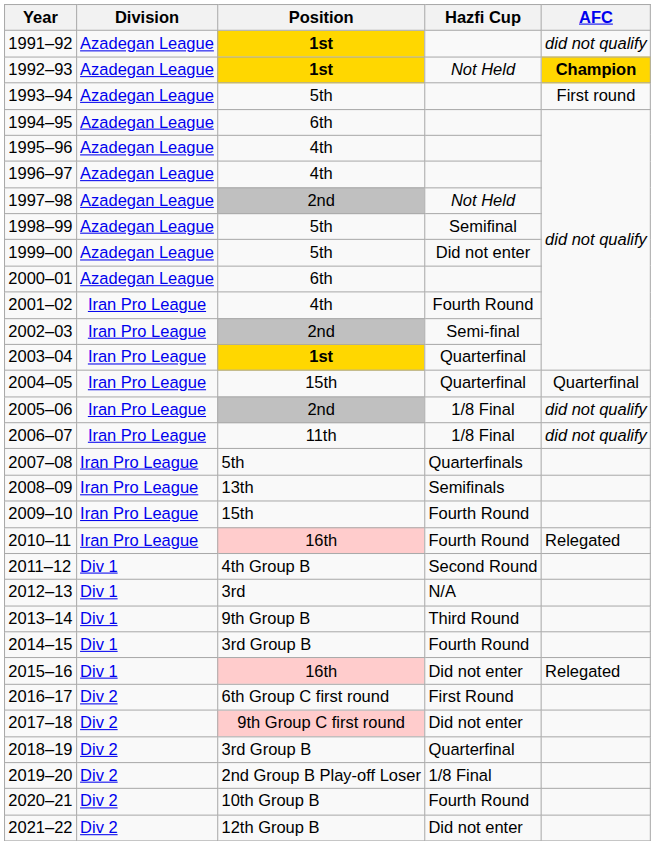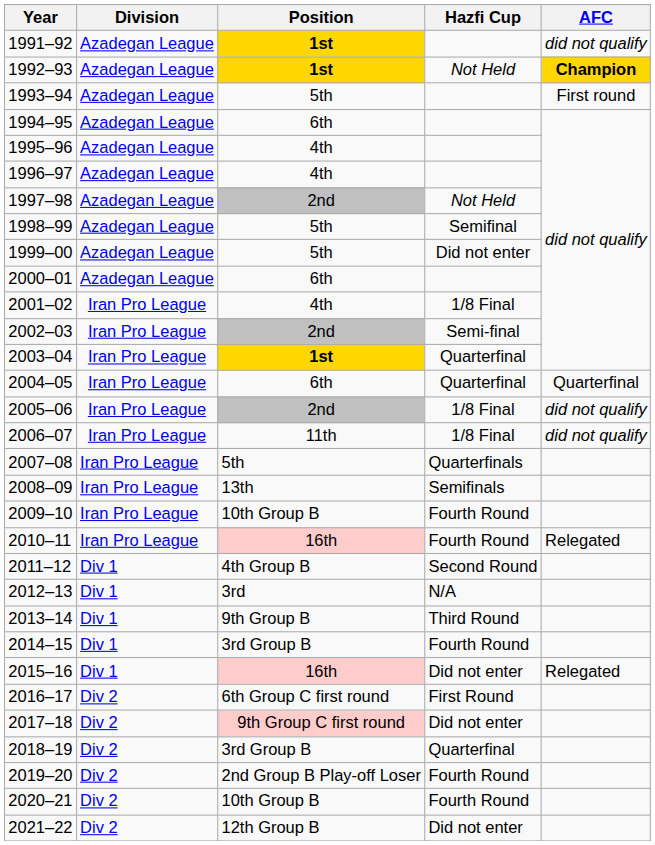(483, 305) Fourth Round -> (483, 305) 1/8 Final
(321, 383) 15th -> (321, 383) 6th
(238, 514) 15th -> (270, 514) 10th Group B
(460, 775) 1/8 Final -> (479, 775) Fourth Round
